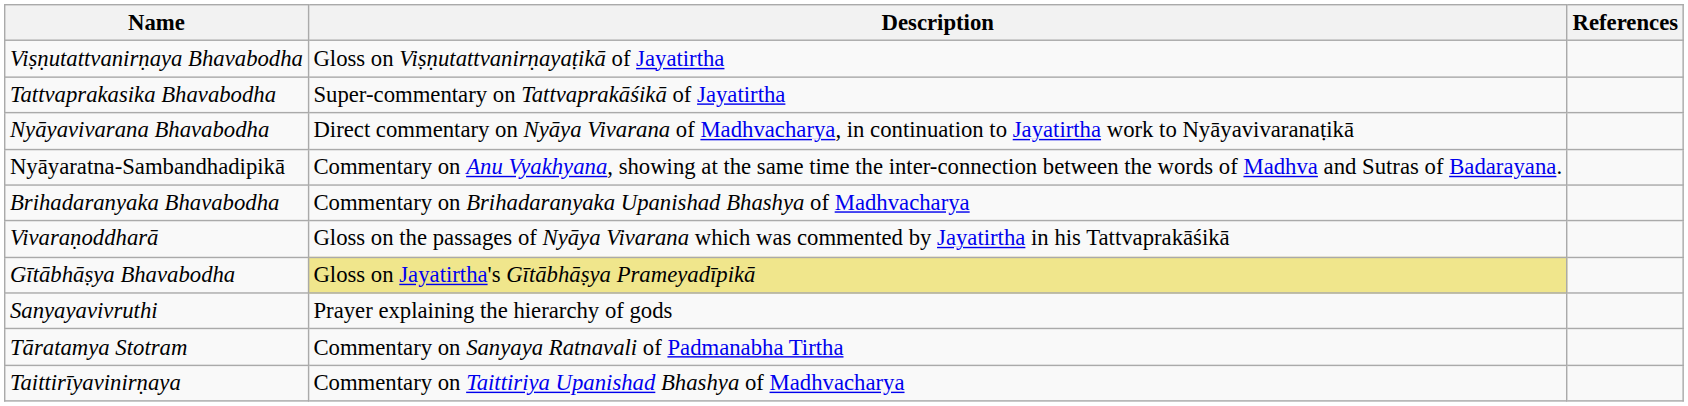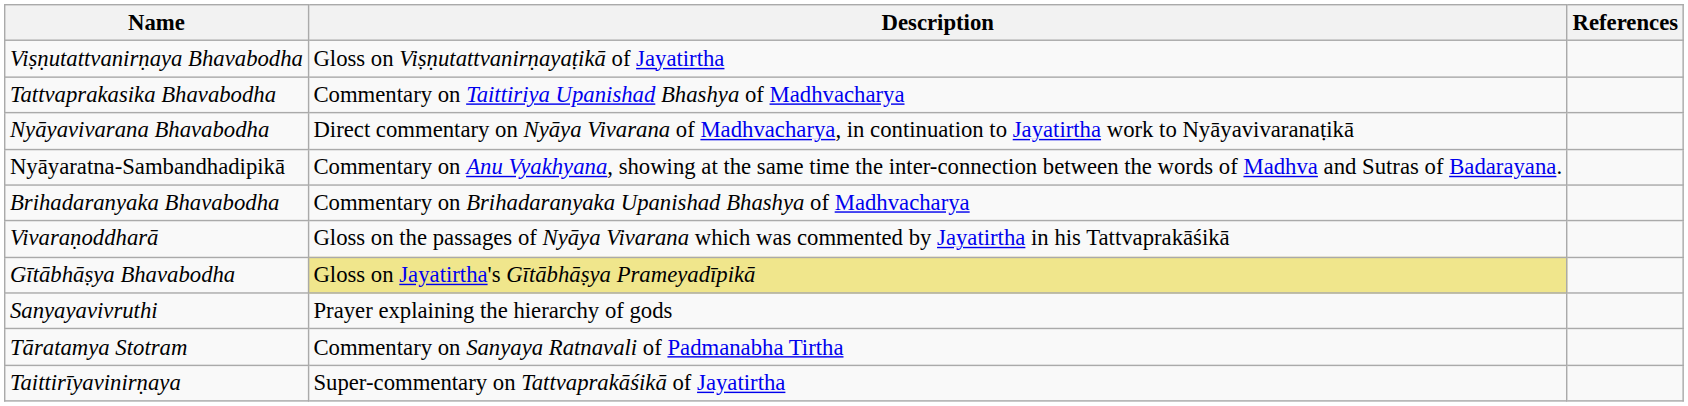(549, 94) Super-commentary on Tattvaprakāśikā of Jayatirtha -> (609, 94) Commentary on Taittiriya Upanishad Bhashya of Madhvacharya
(609, 382) Commentary on Taittiriya Upanishad Bhashya of Madhvacharya -> (549, 382) Super-commentary on Tattvaprakāśikā of Jayatirtha
